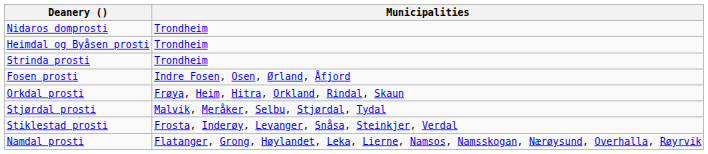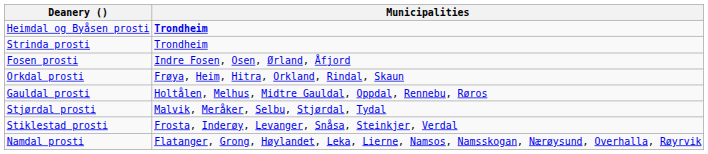- row: (57, 29)
(181, 45) normal -> (181, 29) bold
+ row: (48, 93)
